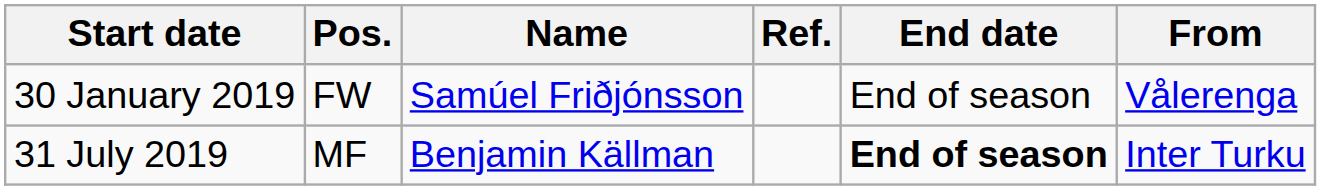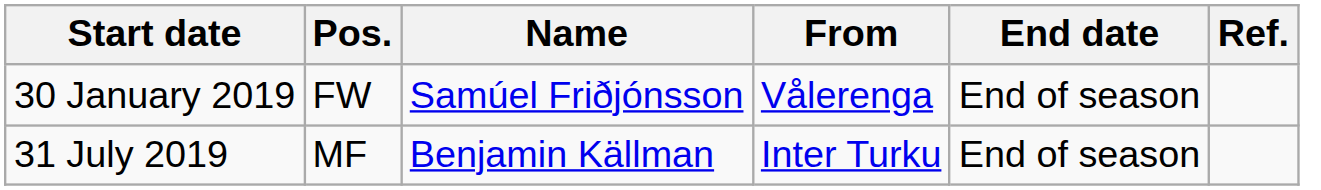columns swapped: (1215, 34) <-> (797, 34)
(979, 154) bold -> (1080, 154) normal
